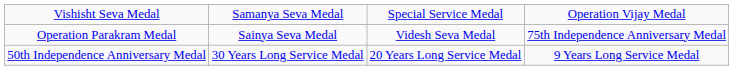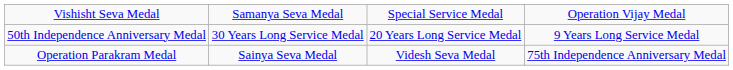rows swapped: (107, 34) <-> (107, 55)
